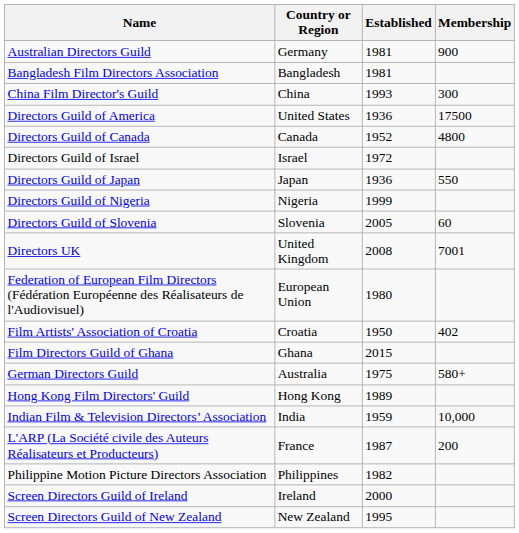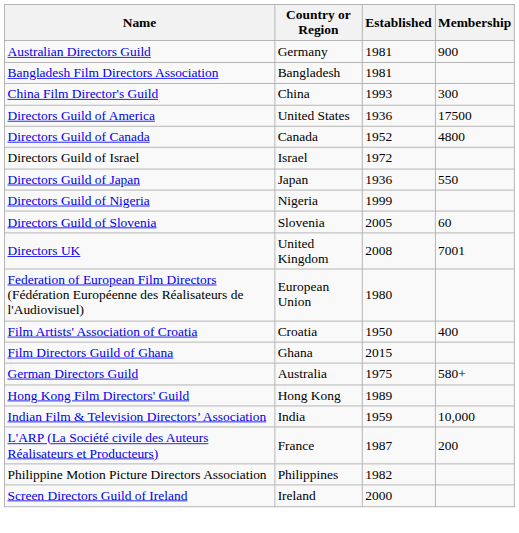(448, 331) 402 -> (448, 331) 400
- row: (114, 517)
